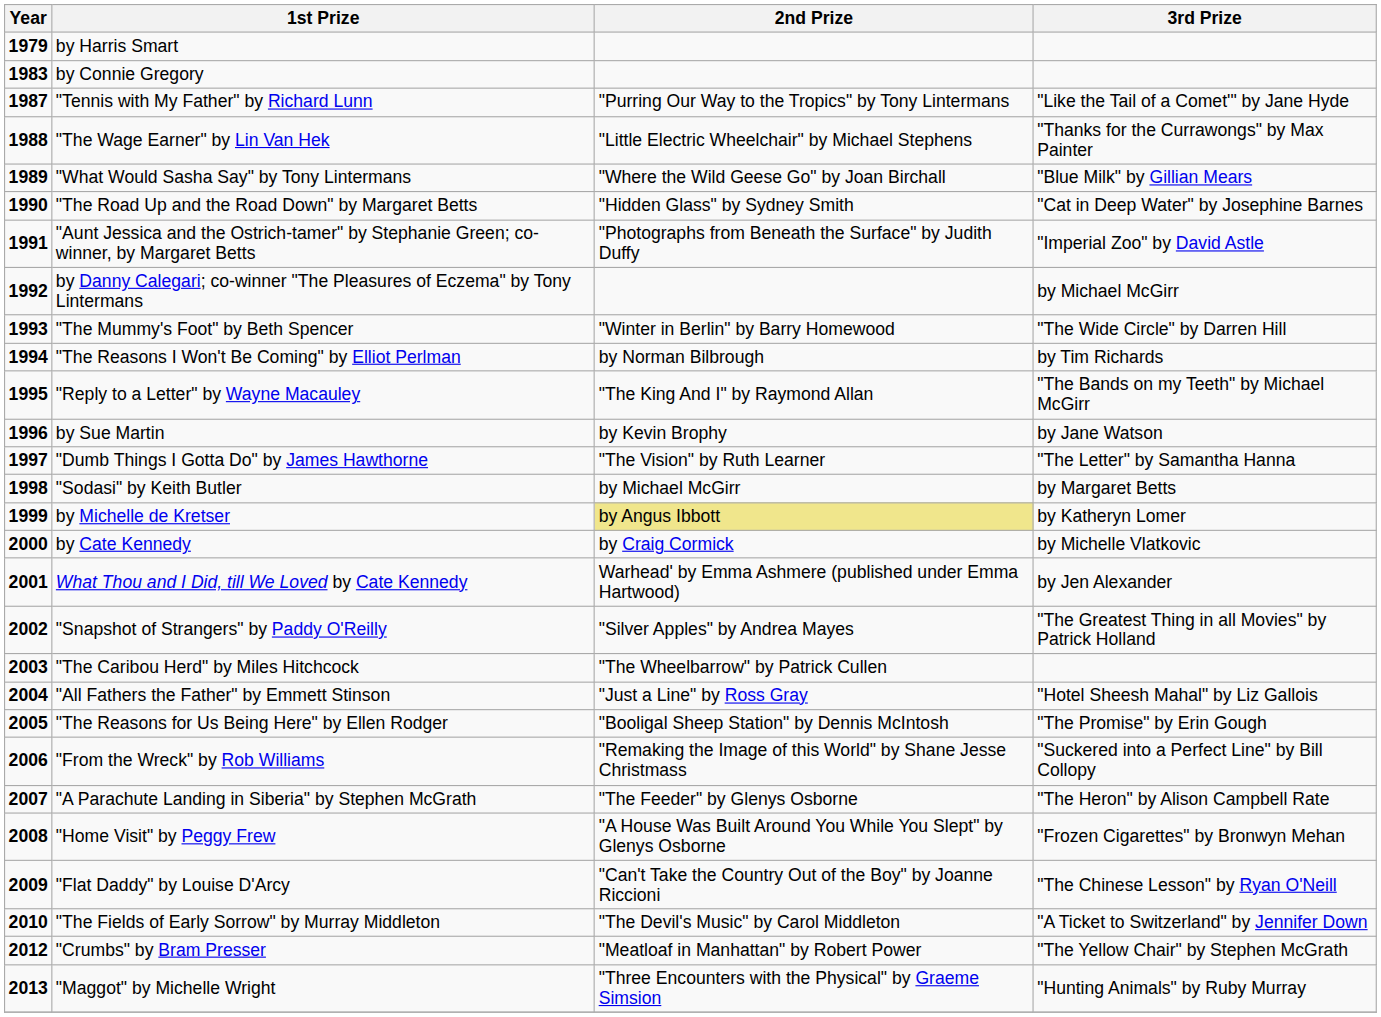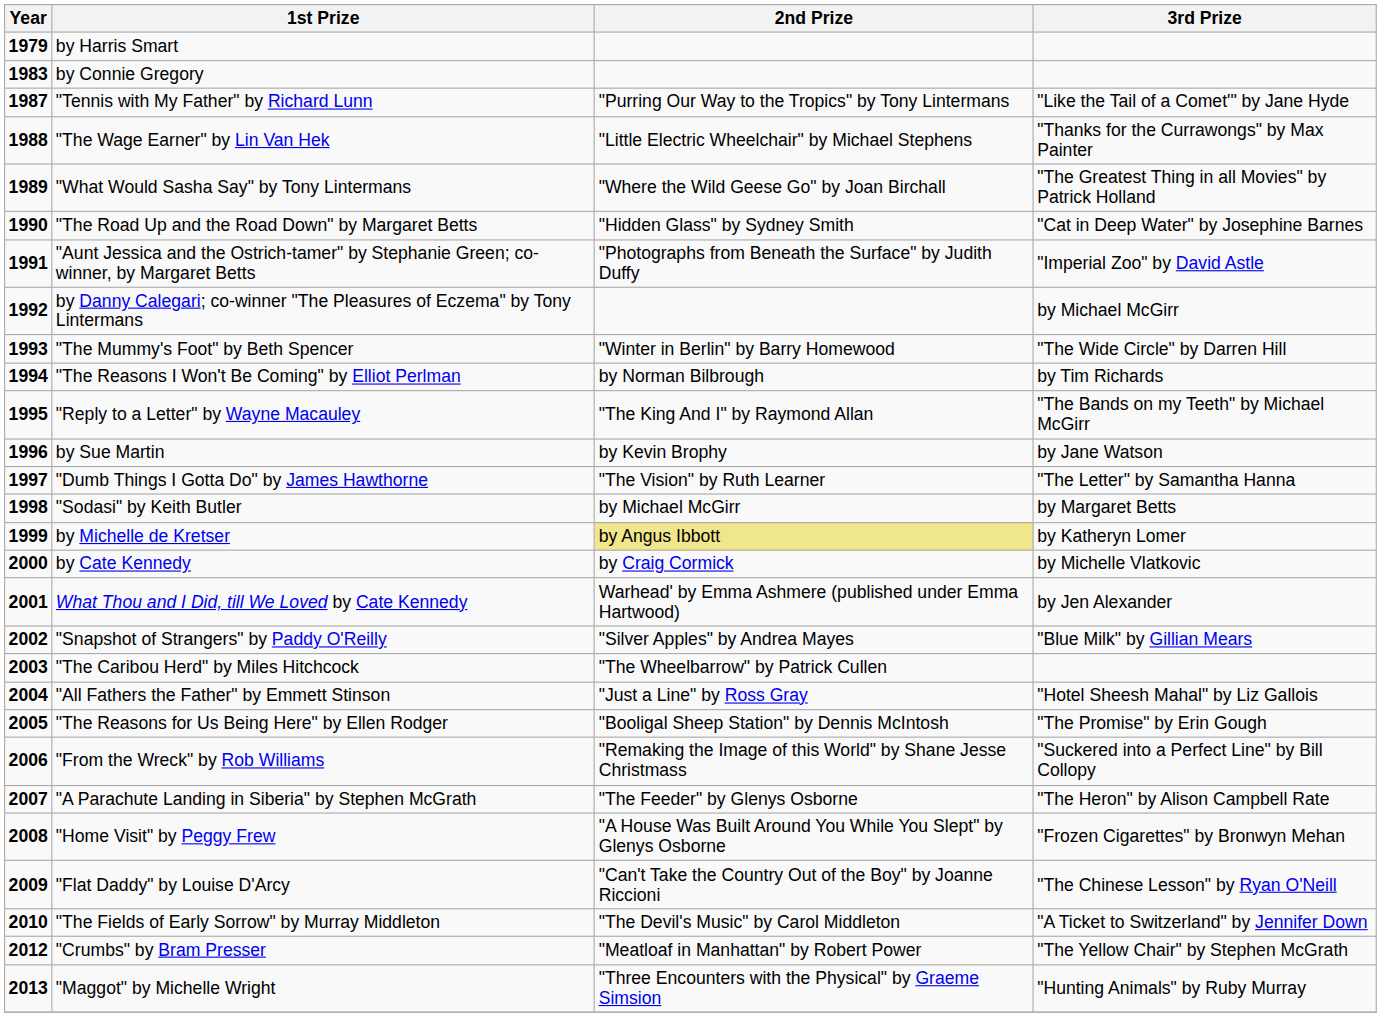(1145, 177) "Blue Milk" by Gillian Mears -> (1182, 187) "The Greatest Thing in all Movies" by Patrick Holland
(1182, 629) "The Greatest Thing in all Movies" by Patrick Holland -> (1145, 639) "Blue Milk" by Gillian Mears
